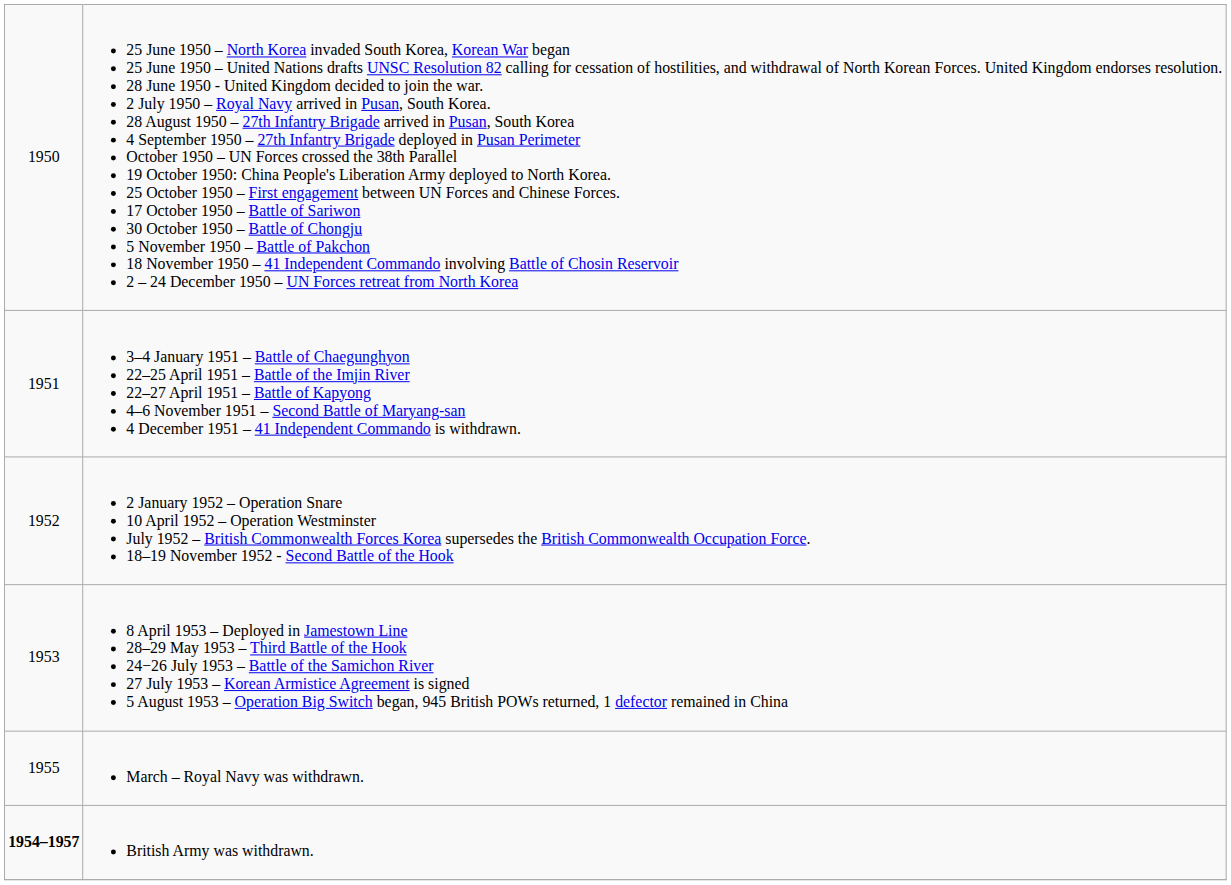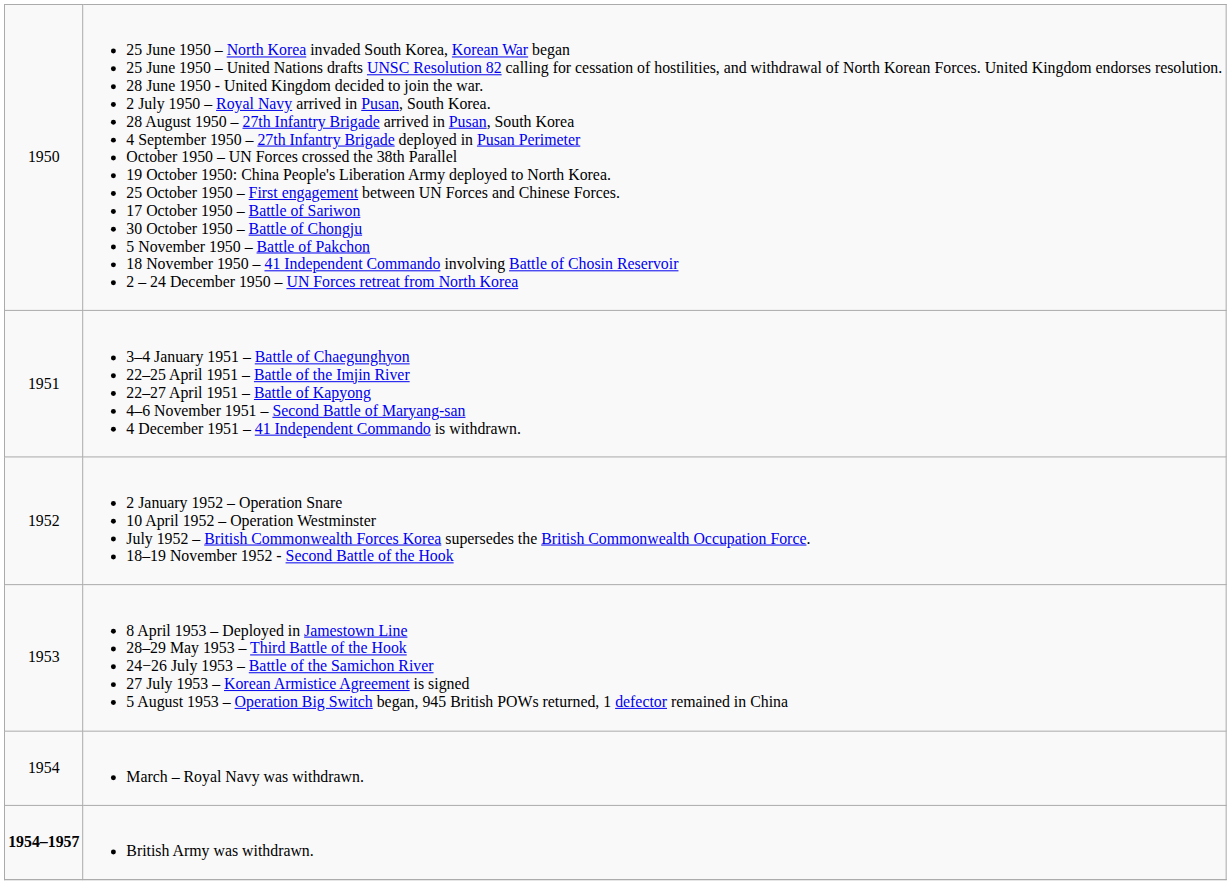(44, 767) 1955 -> (44, 767) 1954
